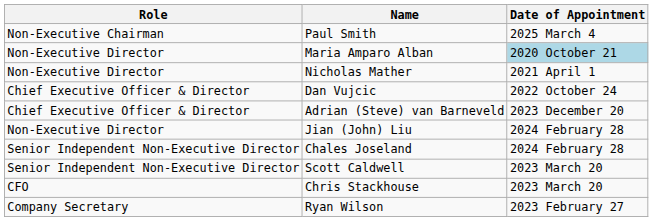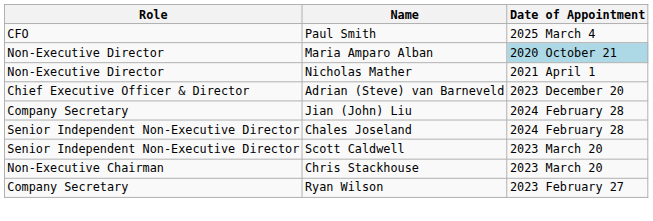(86, 33) Non-Executive Chairman -> (18, 33) CFO
- row: (341, 91)
(86, 130) Non-Executive Director -> (68, 110) Company Secretary
(18, 188) CFO -> (86, 168) Non-Executive Chairman
